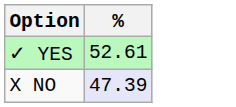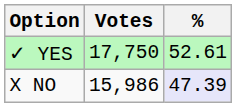+ column: (124, 21)
